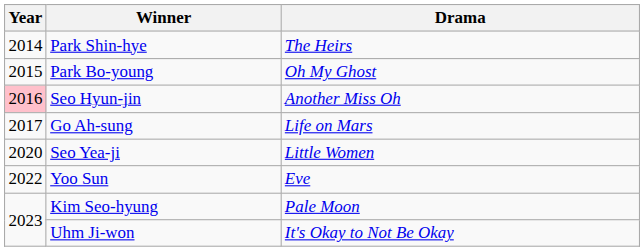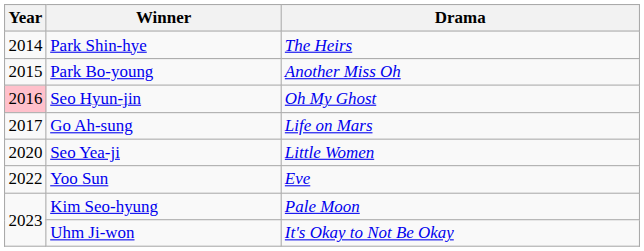(331, 71) Oh My Ghost -> (343, 71) Another Miss Oh
(343, 98) Another Miss Oh -> (331, 98) Oh My Ghost
